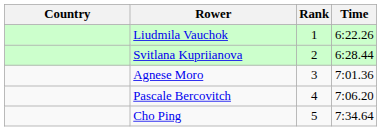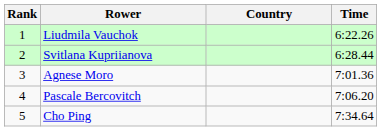columns swapped: (314, 14) <-> (67, 14)
